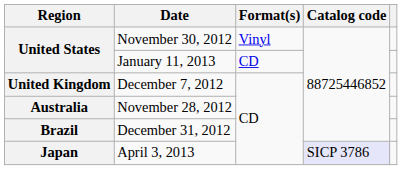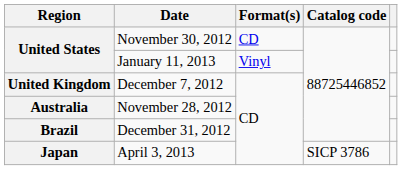(255, 38) Vinyl -> (249, 38) CD
(249, 61) CD -> (255, 61) Vinyl
(338, 152) lavender background -> (338, 152) no background
